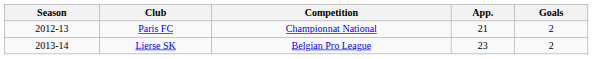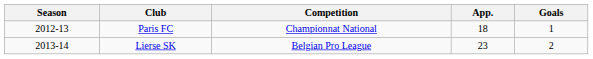(483, 29) 21 -> (483, 29) 18
(551, 29) 2 -> (551, 29) 1
